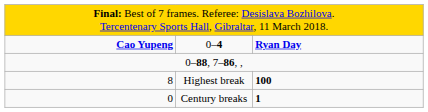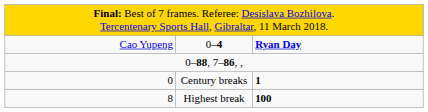(145, 44) bold -> (146, 44) normal
rows swapped: (214, 80) <-> (214, 98)
